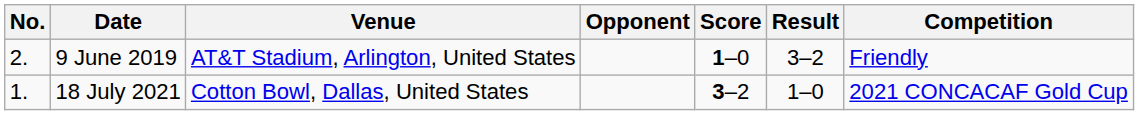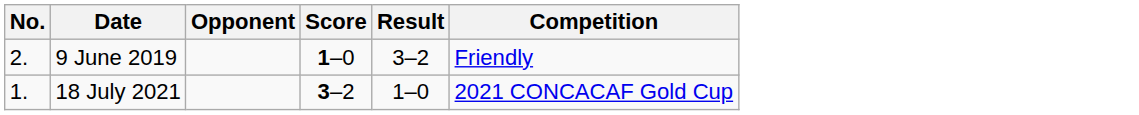- column: (383, 22)
